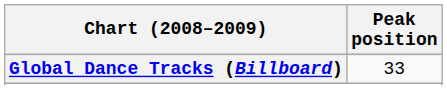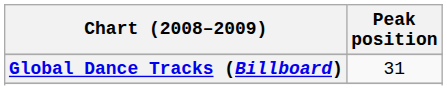(394, 69) 33 -> (394, 69) 31
